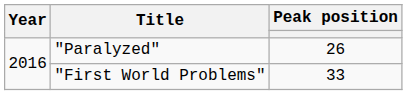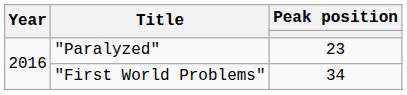(336, 50) 26 -> (336, 50) 23
(336, 76) 33 -> (336, 76) 34
